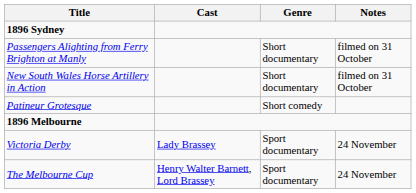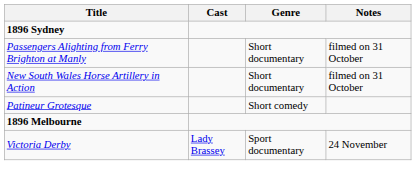- row: (50, 174)
